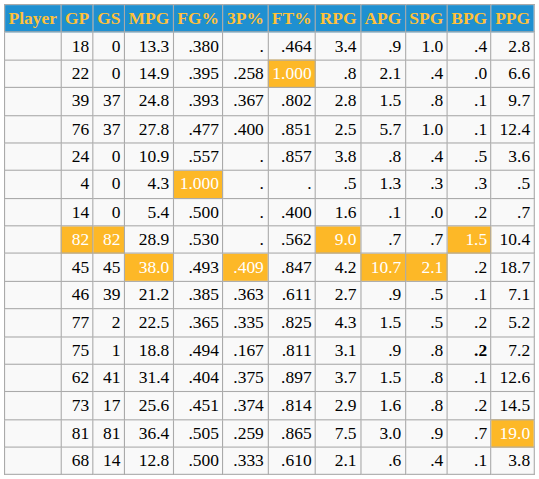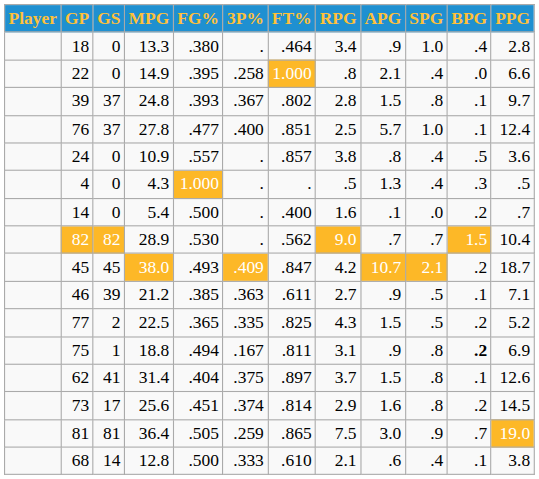(437, 184) .3 -> (437, 184) .4
(519, 350) 7.2 -> (519, 350) 6.9
